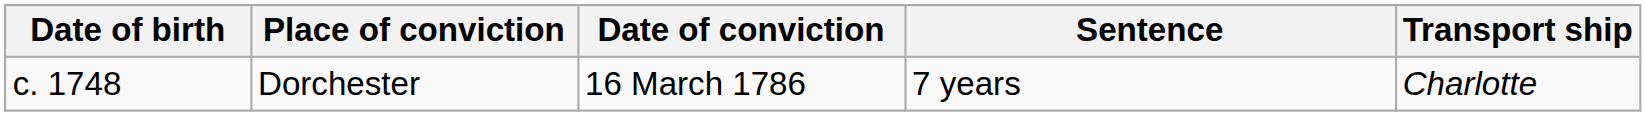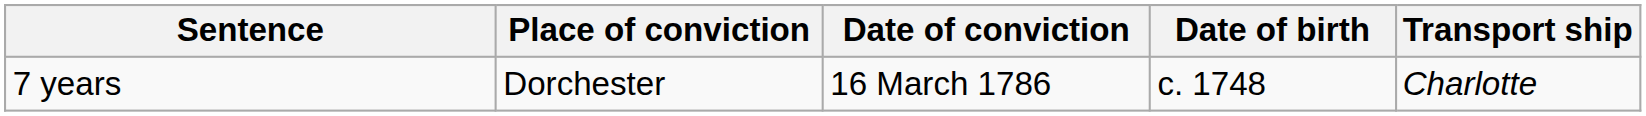columns swapped: (128, 30) <-> (1150, 30)
